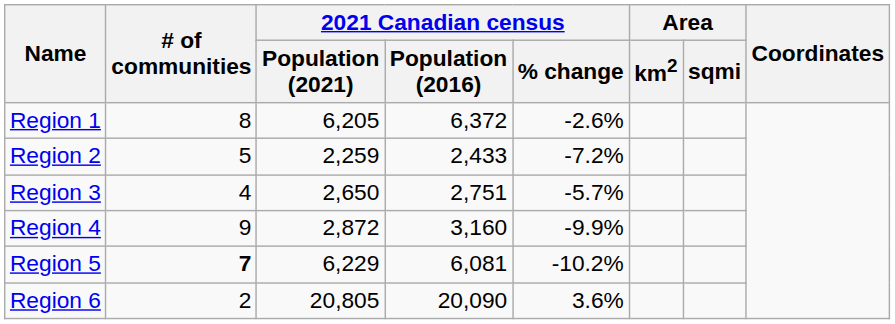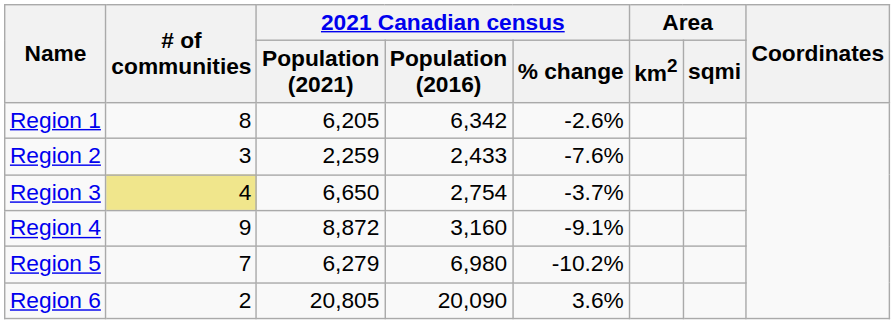(479, 120) 6,372 -> (479, 120) 6,342
(245, 156) 5 -> (245, 156) 3
(594, 156) -7.2% -> (594, 156) -7.6%
(245, 192) no background -> (245, 192) khaki background
(351, 192) 2,650 -> (351, 192) 6,650
(479, 192) 2,751 -> (479, 192) 2,754
(594, 192) -5.7% -> (594, 192) -3.7%
(351, 228) 2,872 -> (351, 228) 8,872
(594, 228) -9.9% -> (594, 228) -9.1%
(245, 264) bold -> (245, 264) normal
(351, 264) 6,229 -> (351, 264) 6,279
(479, 264) 6,081 -> (479, 264) 6,980
